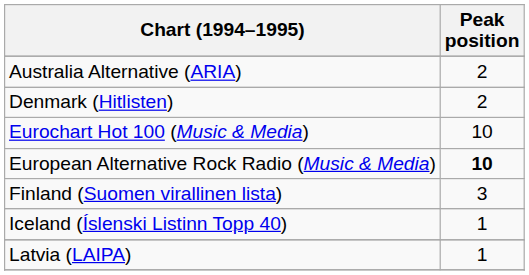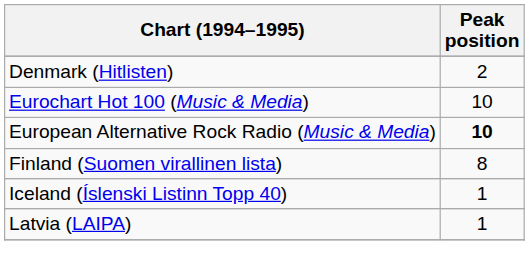- row: (125, 71)
(482, 193) 3 -> (482, 163) 8
